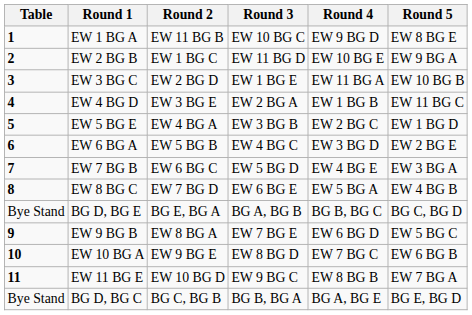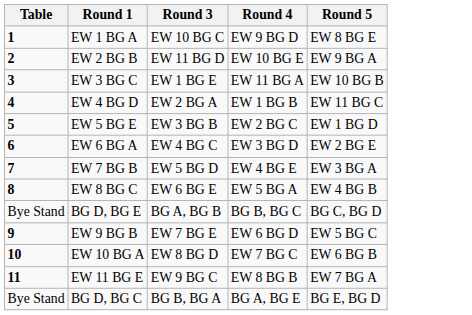- column: (188, 15)
